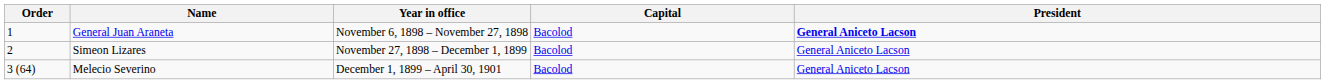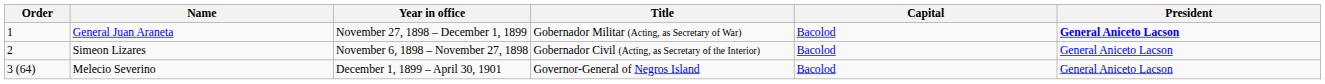+ column: (662, 13)
(432, 32) November 6, 1898 – November 27, 1898 -> (431, 32) November 27, 1898 – December 1, 1899
(431, 50) November 27, 1898 – December 1, 1899 -> (432, 50) November 6, 1898 – November 27, 1898
